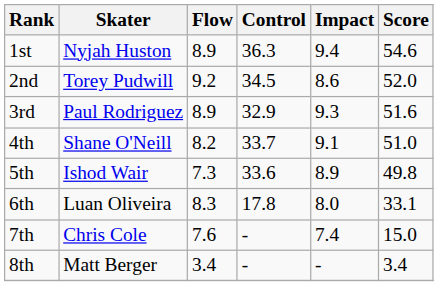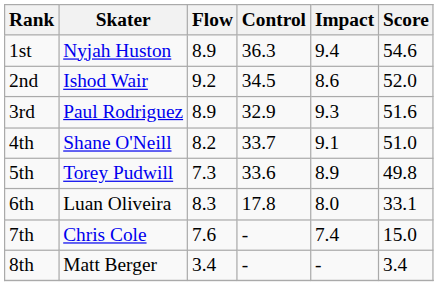(118, 81) Torey Pudwill -> (106, 81) Ishod Wair
(106, 173) Ishod Wair -> (118, 173) Torey Pudwill
